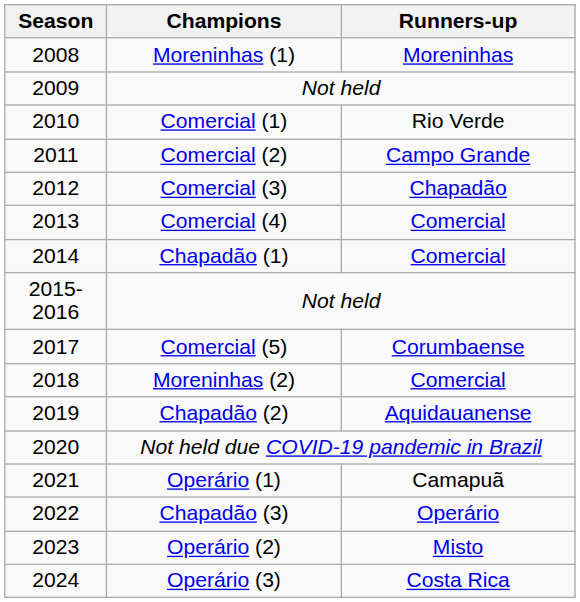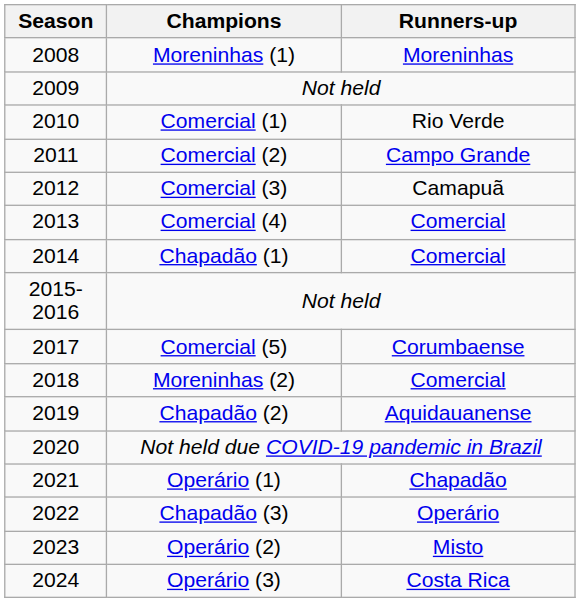(458, 188) Chapadão -> (458, 188) Camapuã
(458, 480) Camapuã -> (458, 480) Chapadão
